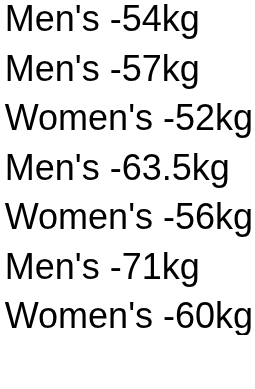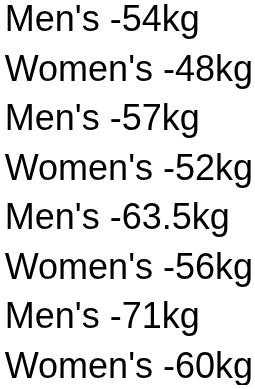+ row: (129, 68)
